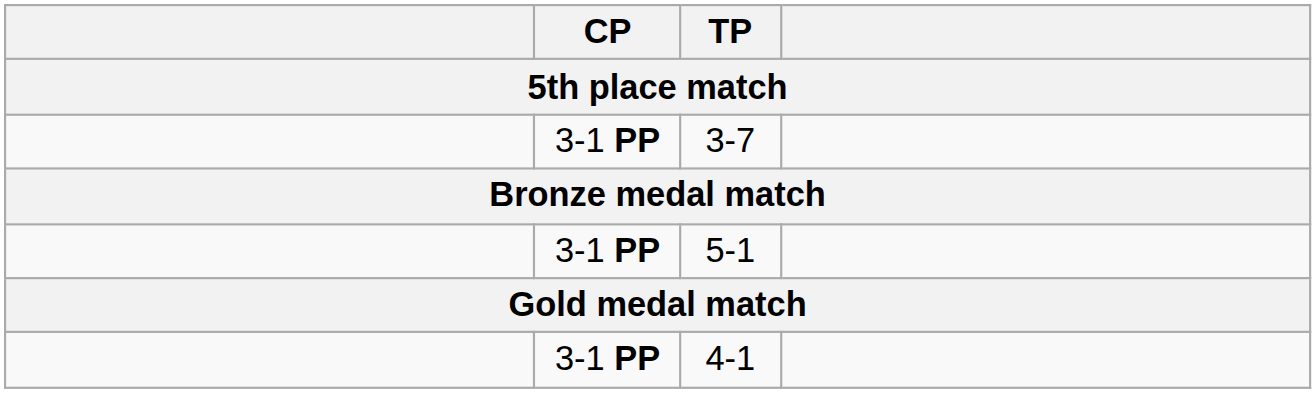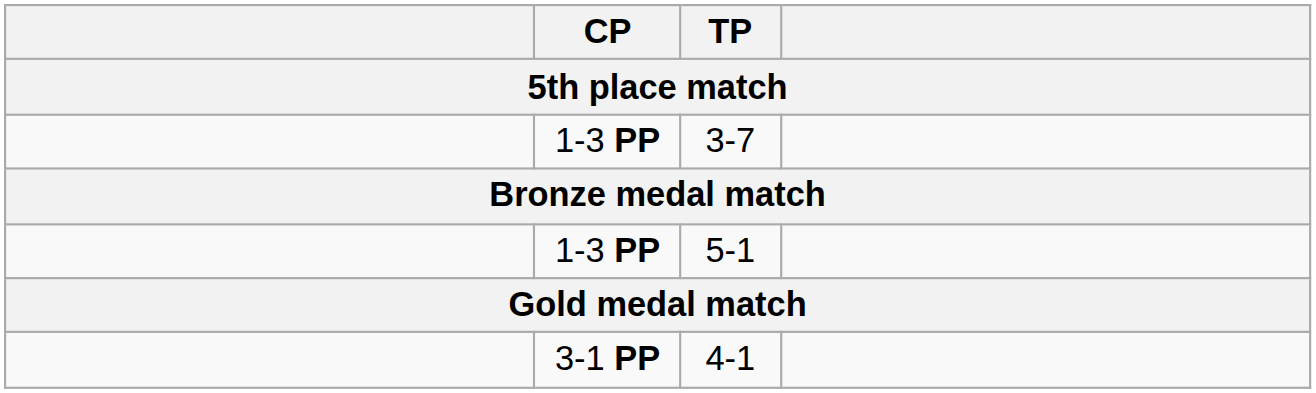(608, 140) 3-1 PP -> (608, 140) 1-3 PP
(608, 250) 3-1 PP -> (608, 250) 1-3 PP
